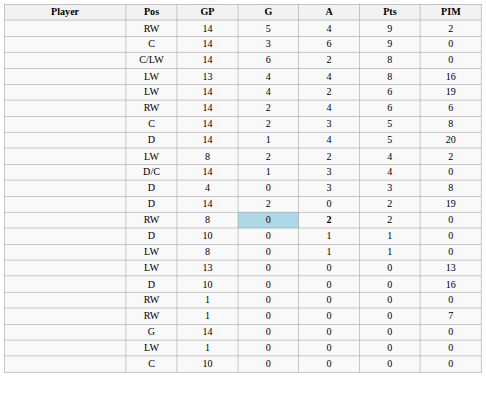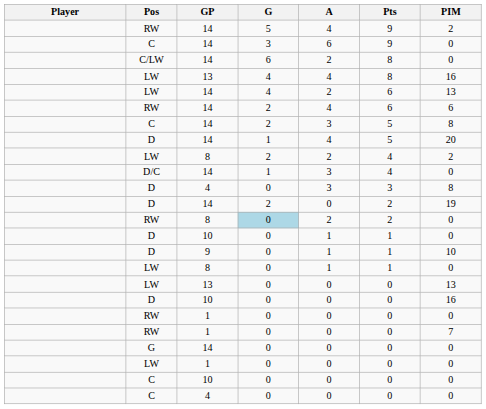(451, 92) 19 -> (451, 92) 13
(329, 220) bold -> (329, 220) normal
+ row: (152, 252)
+ row: (152, 396)
